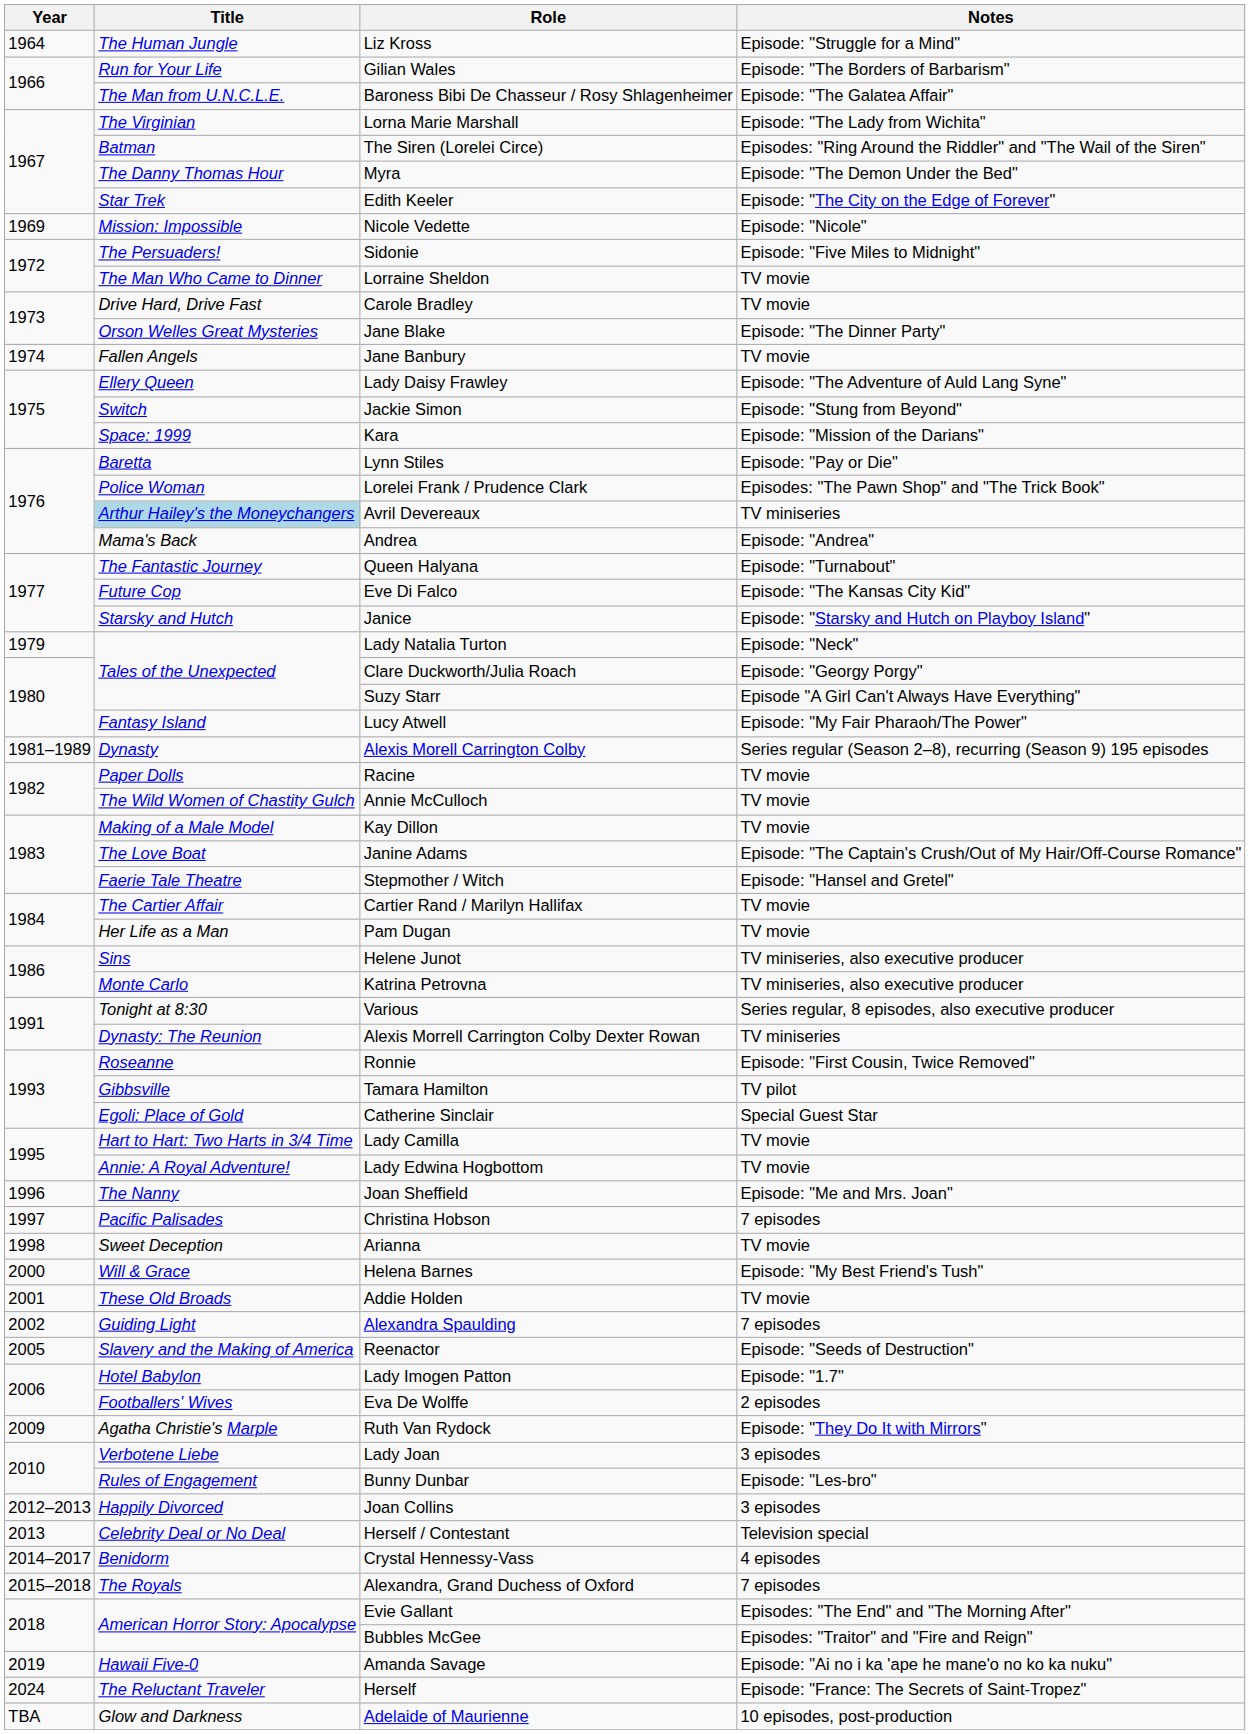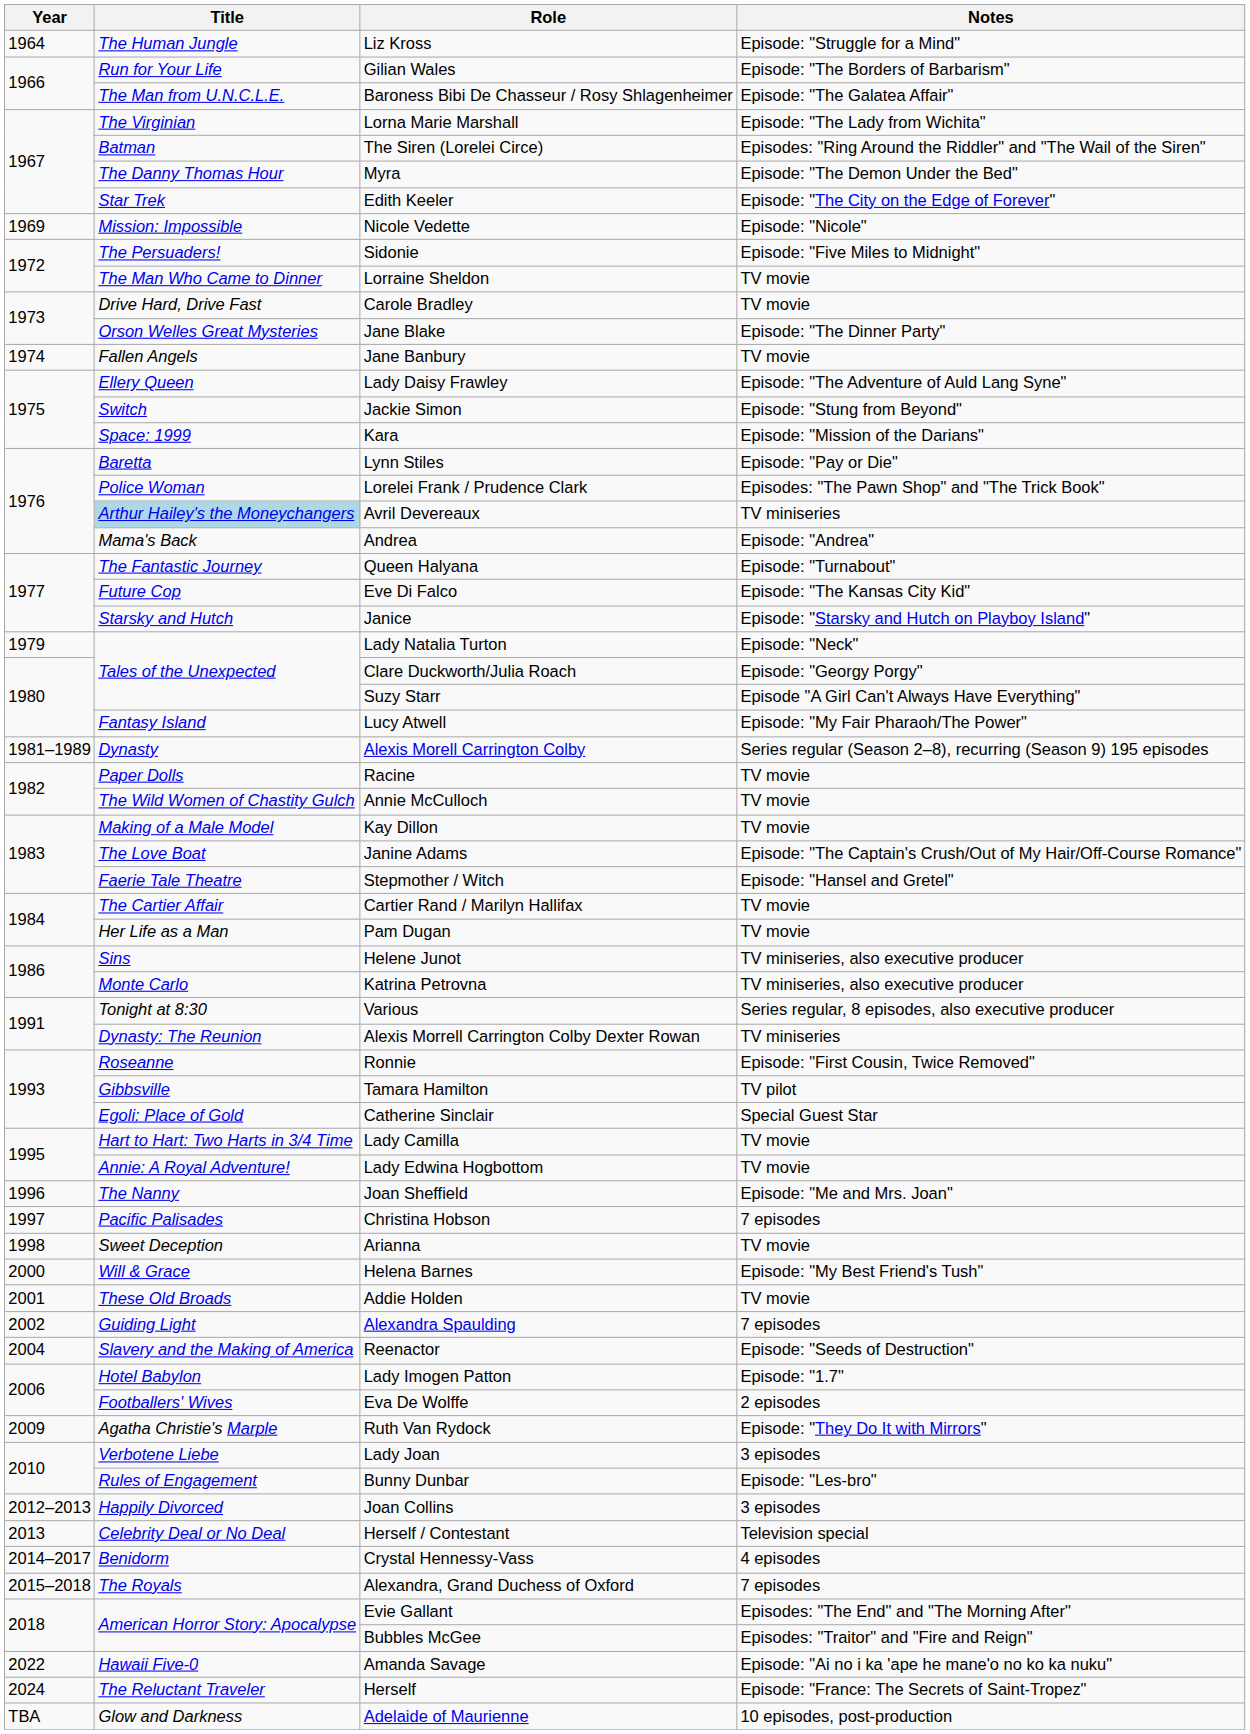(27, 1350) 2005 -> (27, 1350) 2004
(27, 1664) 2019 -> (27, 1664) 2022
